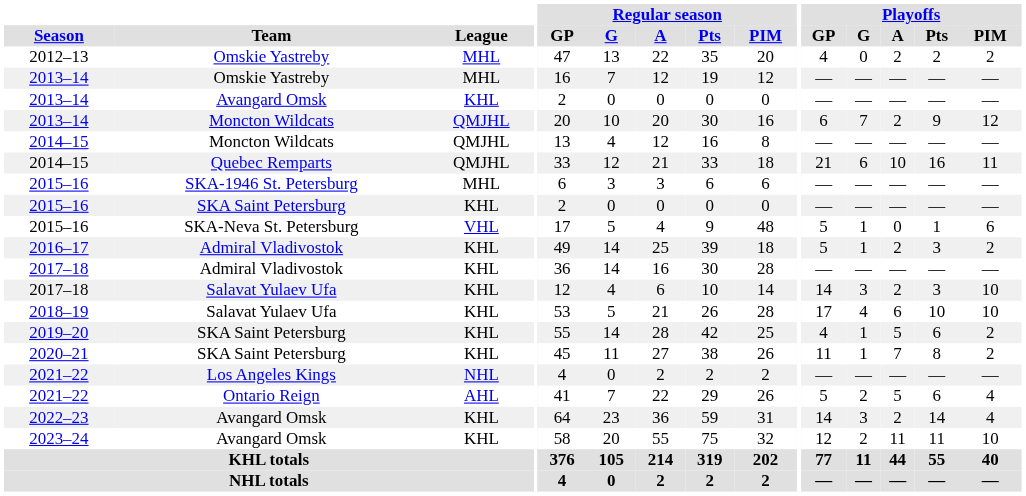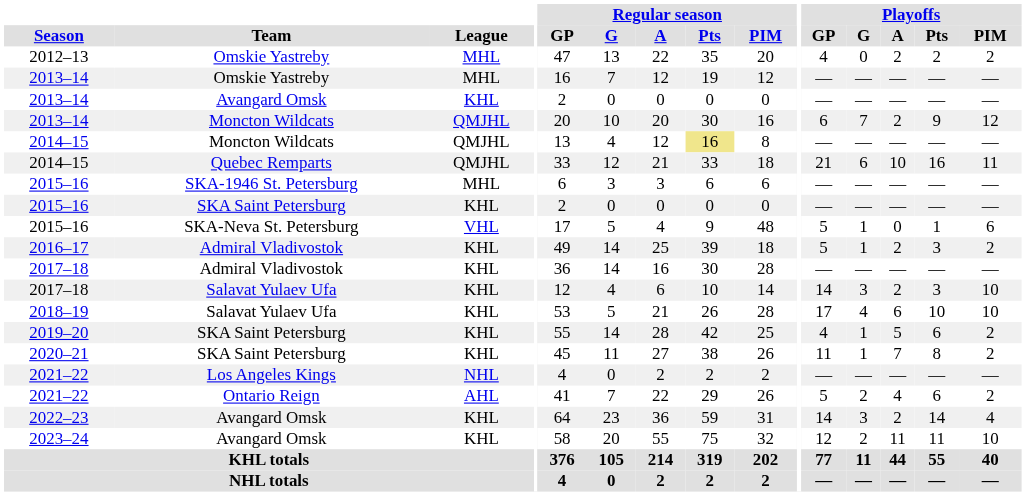(710, 141) no background -> (710, 141) khaki background
(898, 396) 5 -> (898, 396) 4
(990, 396) 4 -> (990, 396) 2
